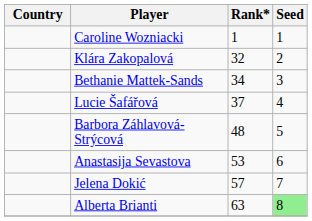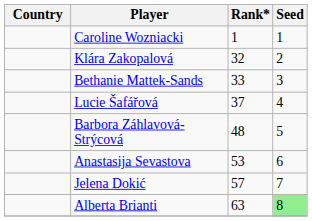(238, 80) 34 -> (238, 80) 33
